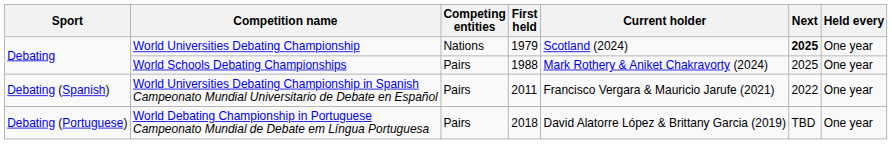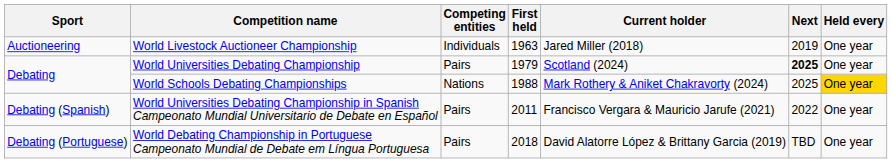+ row: (245, 46)
(464, 46) Nations -> (457, 65) Pairs
(457, 65) Pairs -> (464, 84) Nations
(848, 65) no background -> (848, 84) gold background
